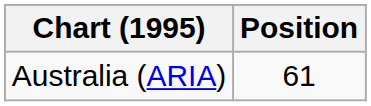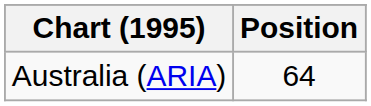(299, 75) 61 -> (299, 75) 64
